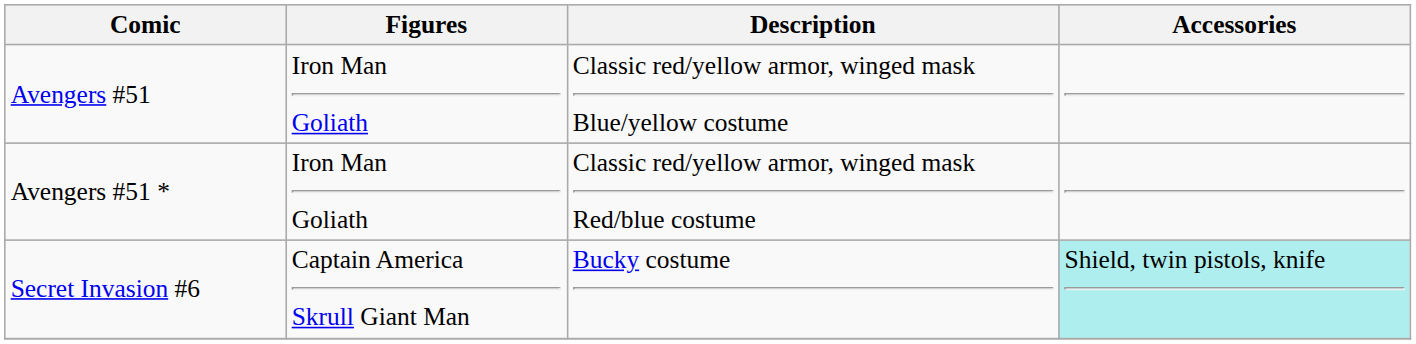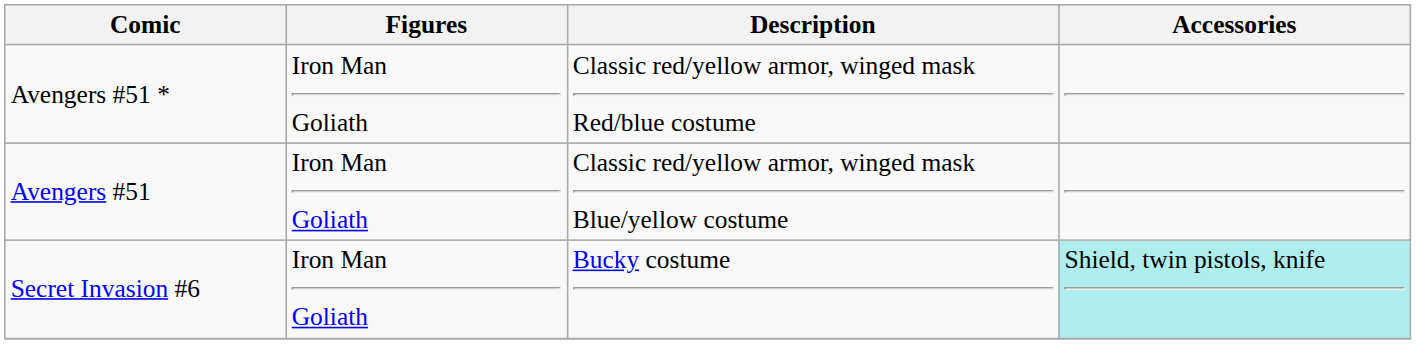rows swapped: (81, 93) <-> (90, 191)
(426, 288) Captain America Skrull Giant Man -> (426, 288) Iron Man Goliath
